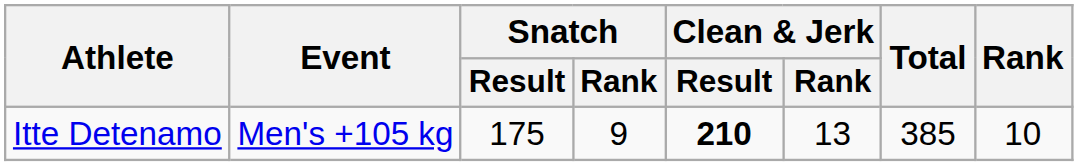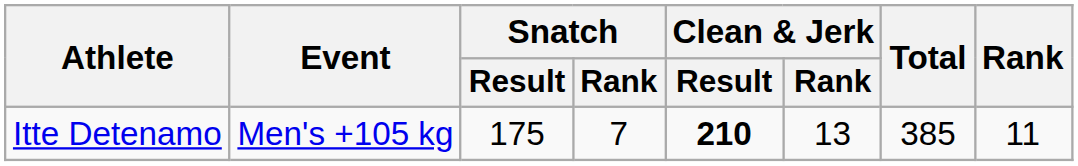(619, 134) 9 -> (619, 134) 7
(1023, 134) 10 -> (1023, 134) 11
